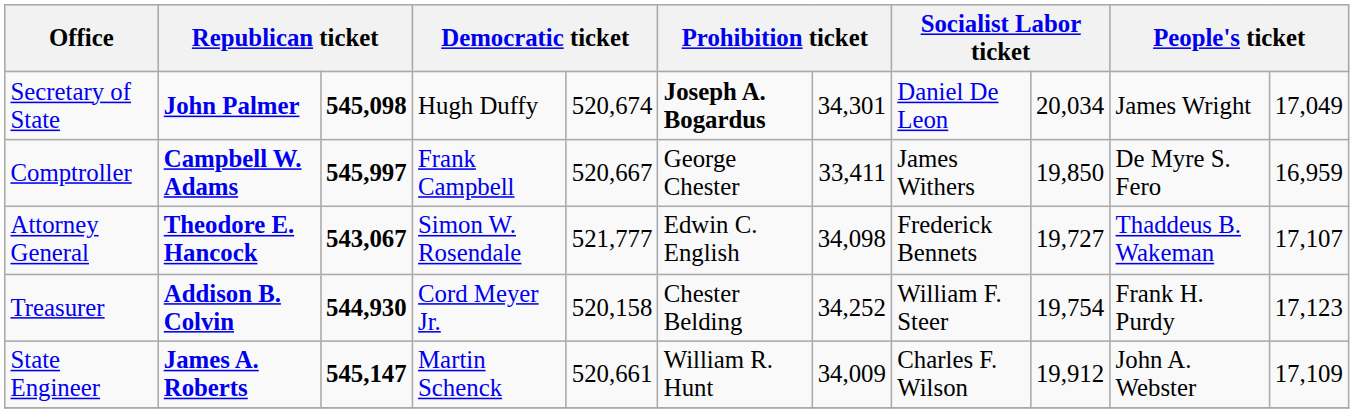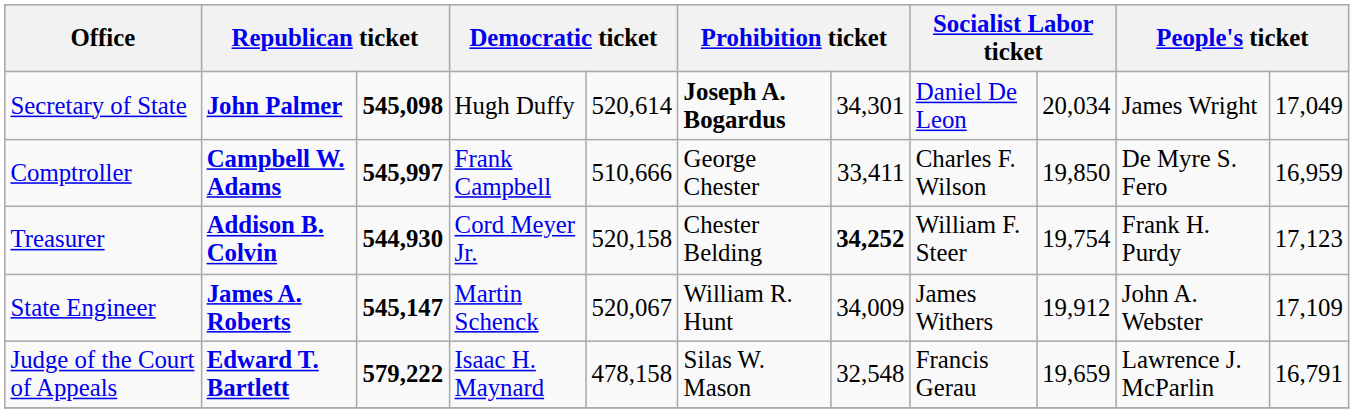(612, 105) 520,674 -> (632, 105) 520,614
(612, 172) 520,667 -> (632, 172) 510,666
(936, 172) James Withers -> (966, 172) Charles F. Wilson
- row: (55, 239)
(852, 307) normal -> (870, 239) bold
(612, 374) 520,661 -> (632, 307) 520,067
(947, 374) Charles F. Wilson -> (955, 307) James Withers
+ row: (102, 374)
